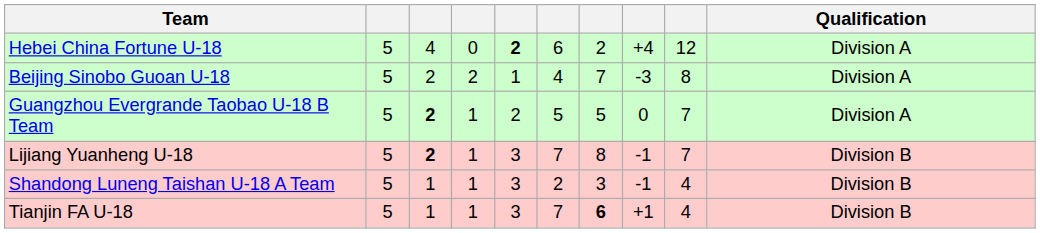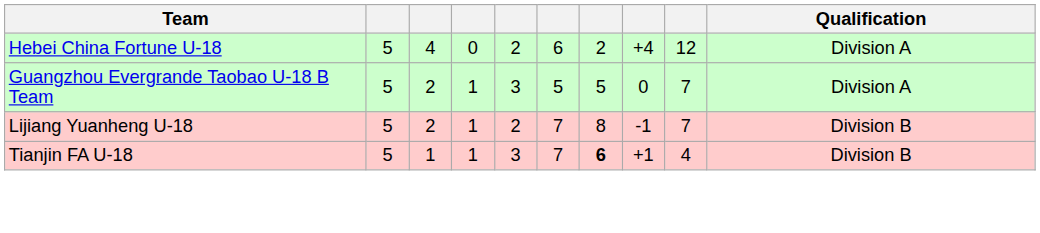(516, 47) bold -> (516, 47) normal
- row: (119, 76)
(430, 116) bold -> (430, 87) normal
(516, 116) 2 -> (516, 87) 3
(430, 155) bold -> (430, 126) normal
(516, 155) 3 -> (516, 126) 2
- row: (172, 184)
